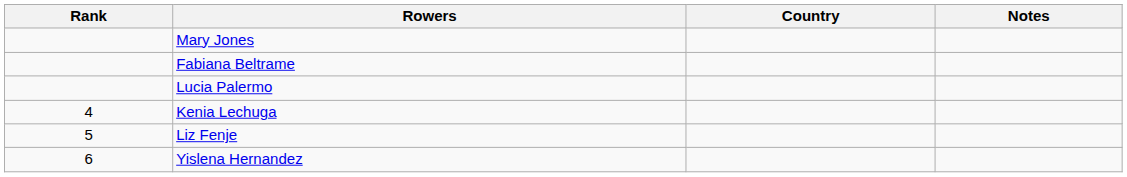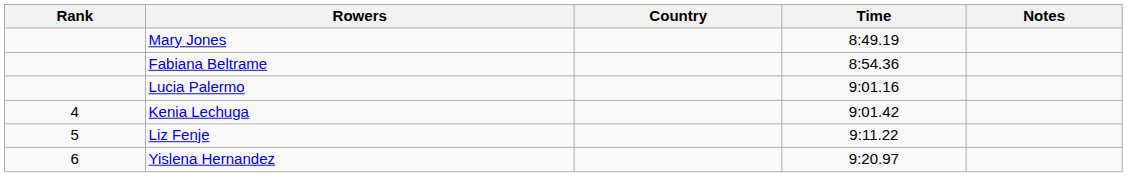+ column: (874, 16)
